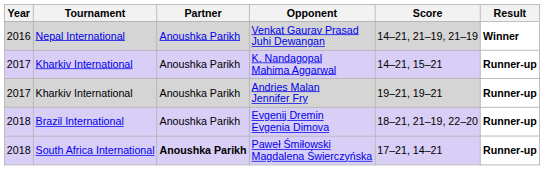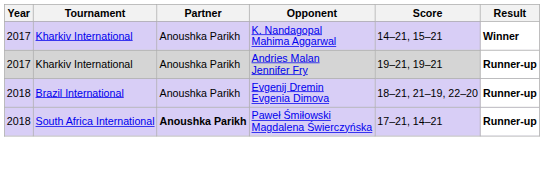- row: (305, 36)
(510, 65) Runner-up -> (501, 36) Winner
